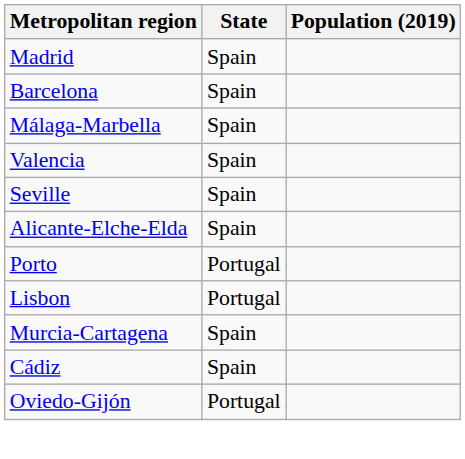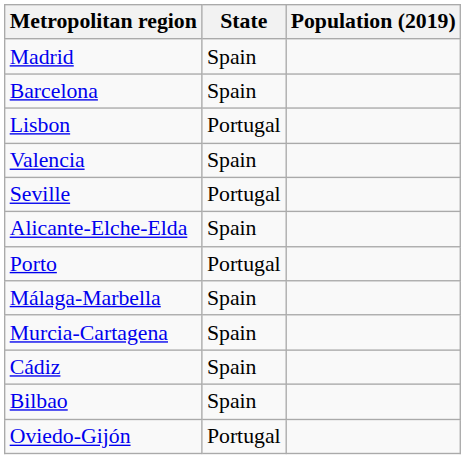rows swapped: (40, 297) <-> (85, 125)
(232, 194) Spain -> (244, 194) Portugal
+ row: (39, 401)
